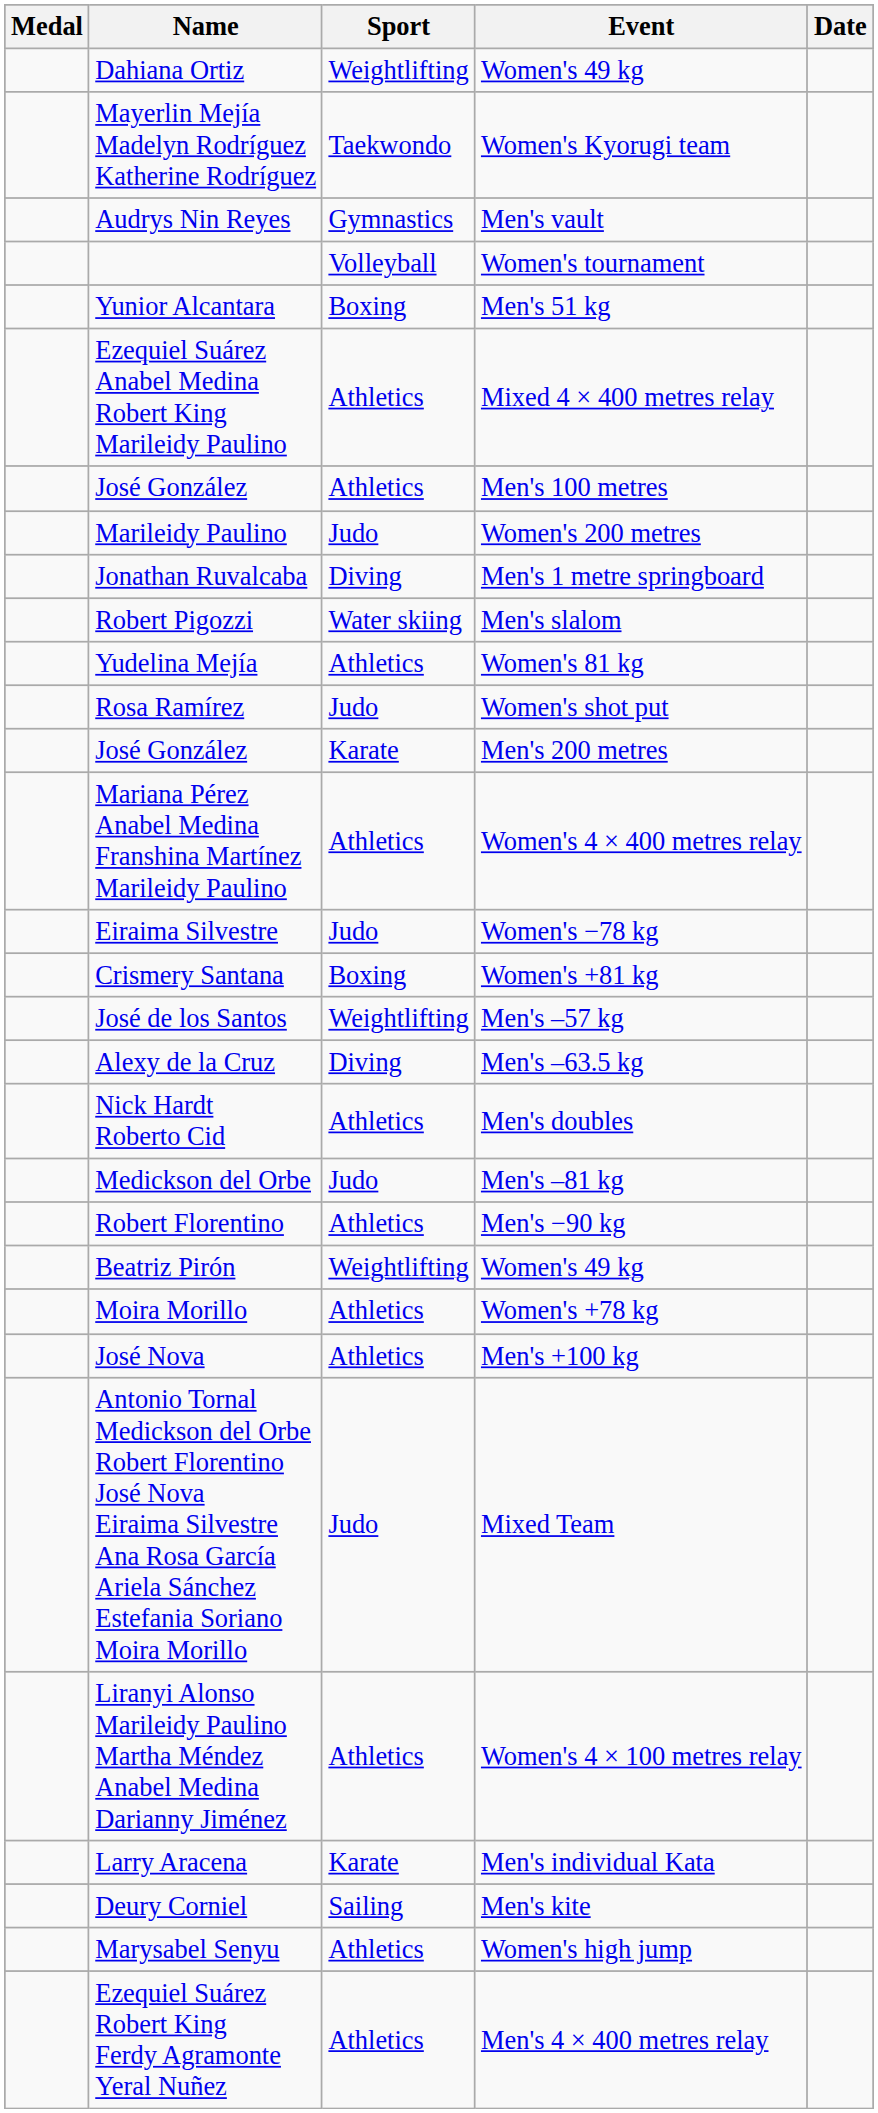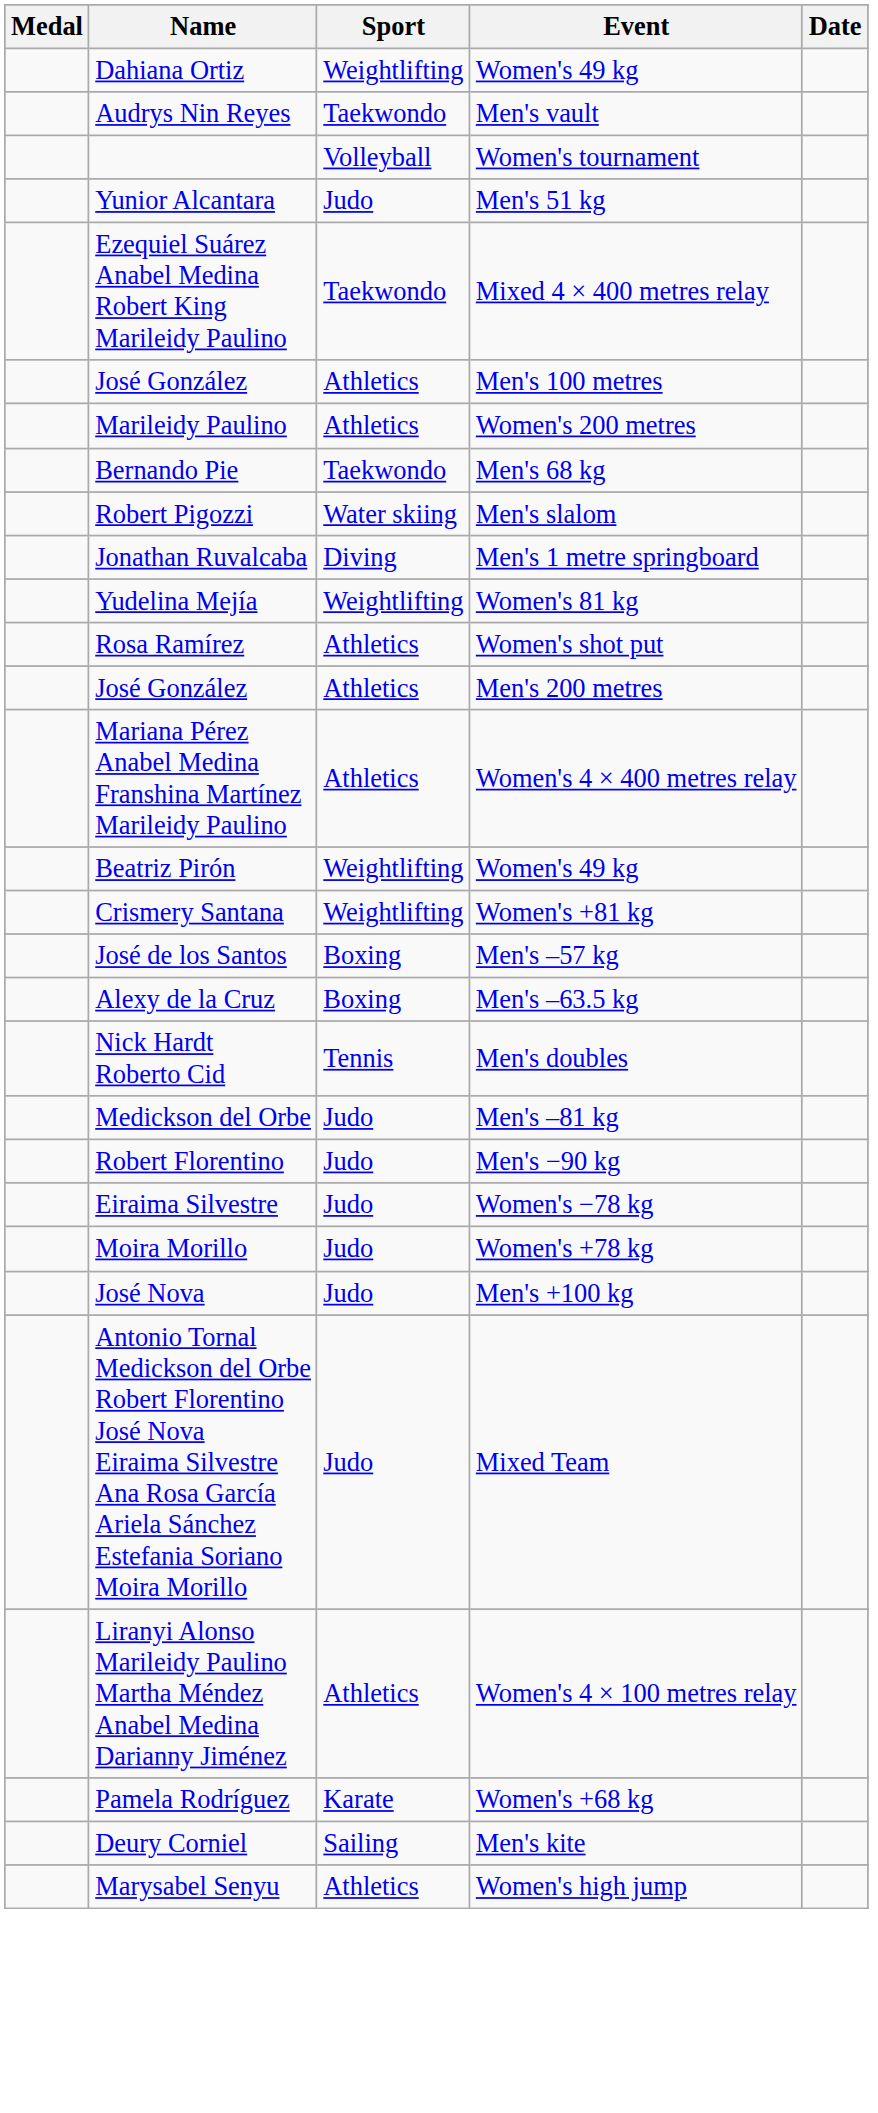- row: (206, 145)
(391, 219) Gymnastics -> (385, 113) Taekwondo
(367, 307) Boxing -> (348, 200) Judo
(376, 397) Athletics -> (385, 291) Taekwondo
(353, 531) Judo -> (371, 425) Athletics
+ row: (167, 469)
rows swapped: (201, 575) <-> (174, 619)
(376, 662) Athletics -> (393, 600) Weightlifting
(353, 706) Judo -> (371, 643) Athletics
(364, 750) Karate -> (371, 687) Athletics
rows swapped: (165, 1267) <-> (187, 931)
(367, 974) Boxing -> (393, 912) Weightlifting
(399, 1018) Weightlifting -> (362, 955) Boxing
(365, 1062) Diving -> (362, 999) Boxing
(376, 1121) Athletics -> (358, 1058) Tennis
(376, 1224) Athletics -> (348, 1161) Judo
(376, 1311) Athletics -> (348, 1248) Judo
(376, 1354) Athletics -> (348, 1292) Judo
- row: (171, 1861)
+ row: (192, 1799)
- row: (188, 2039)
